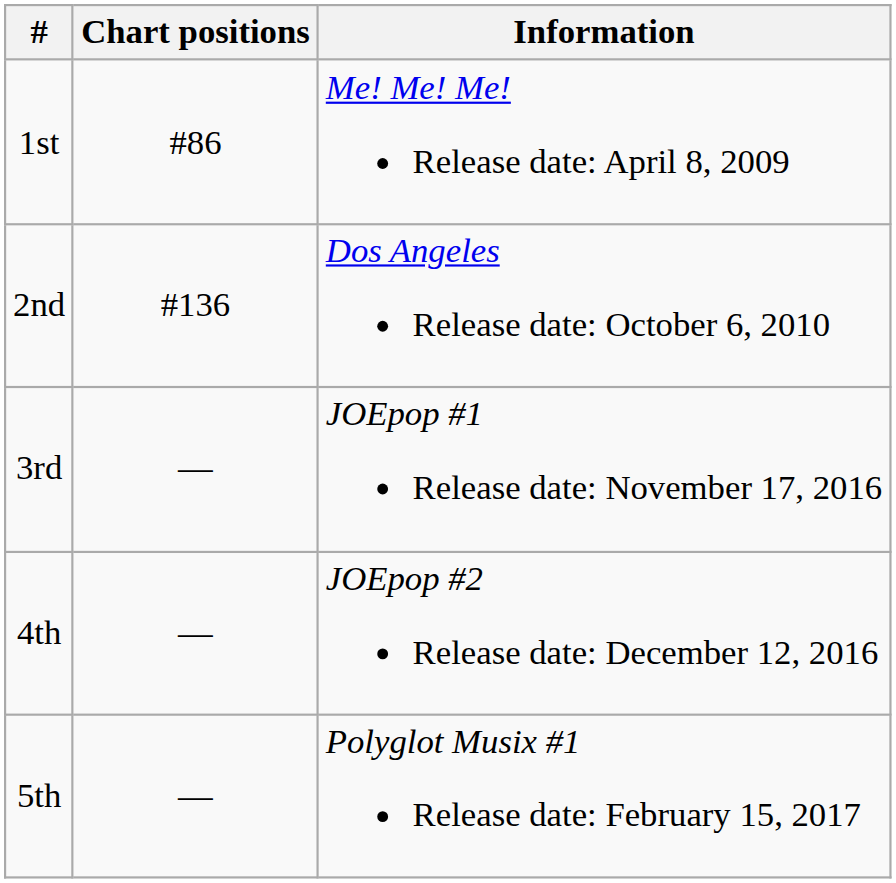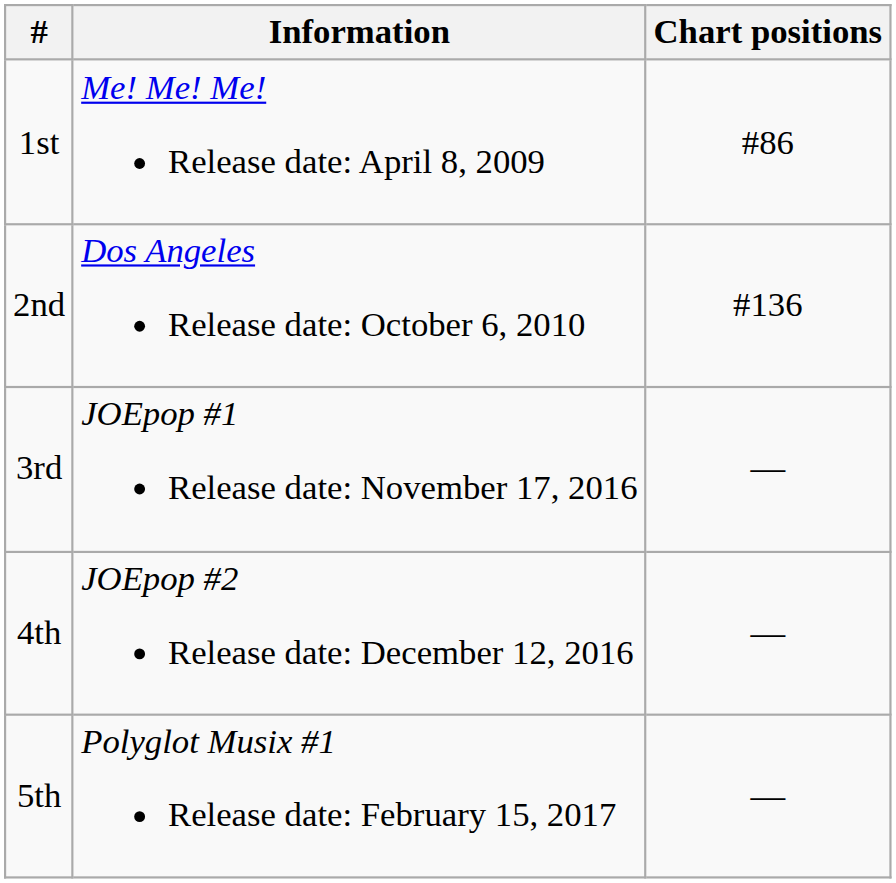columns swapped: (604, 32) <-> (195, 32)
